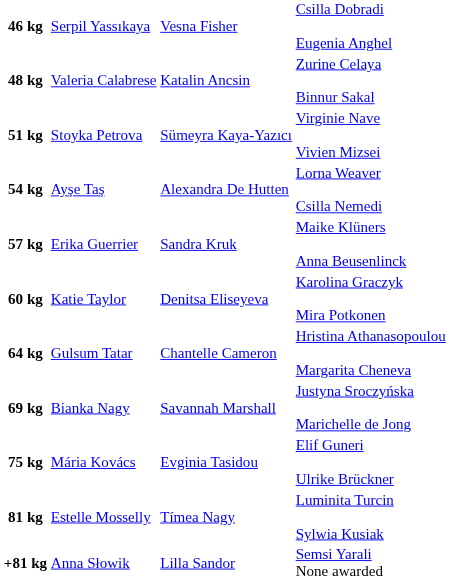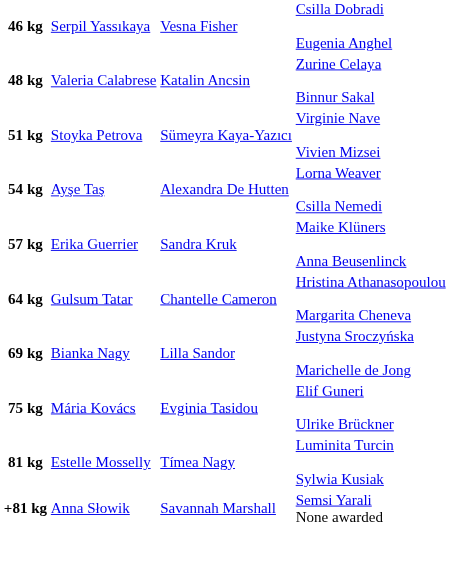- row: (25, 298)
(218, 407) Savannah Marshall -> (198, 353) Lilla Sandor
(198, 562) Lilla Sandor -> (218, 508) Savannah Marshall
